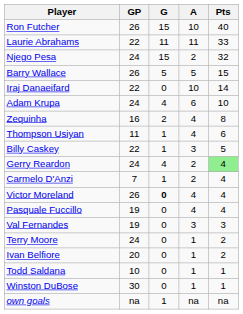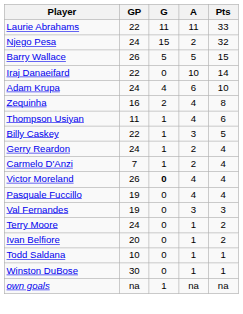- row: (33, 27)
(164, 164) 4 -> (164, 149) 1
(223, 164) lightgreen background -> (223, 149) no background
